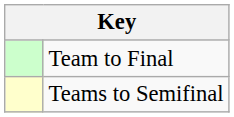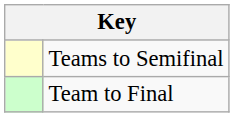rows swapped: (111, 58) <-> (136, 93)
